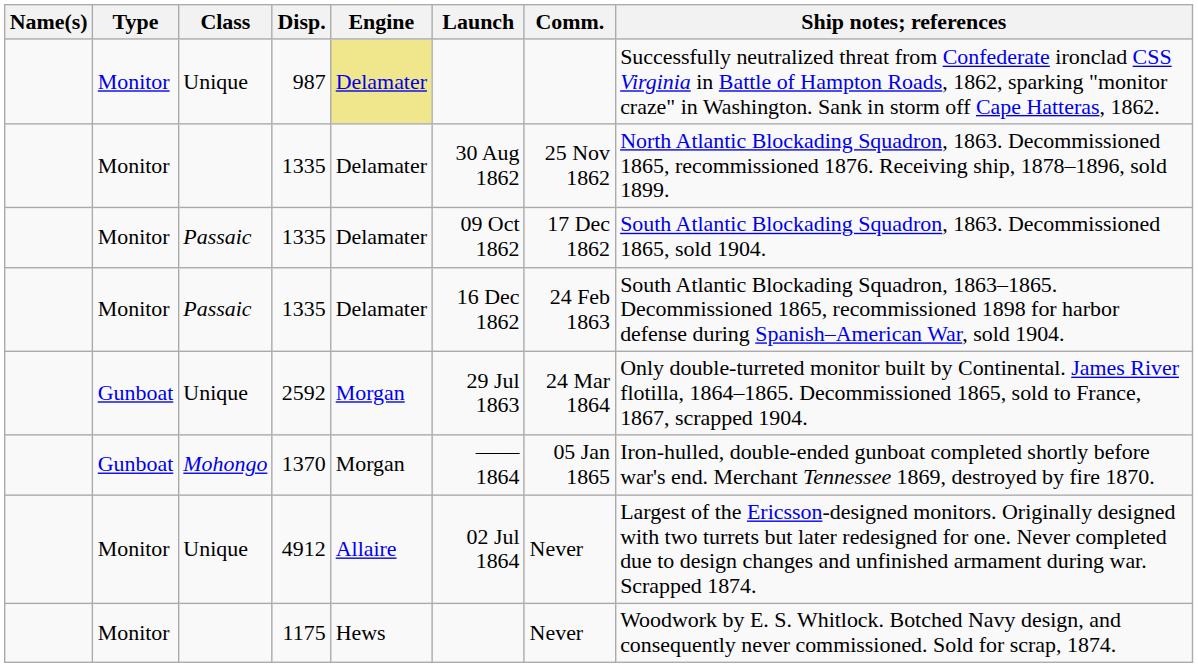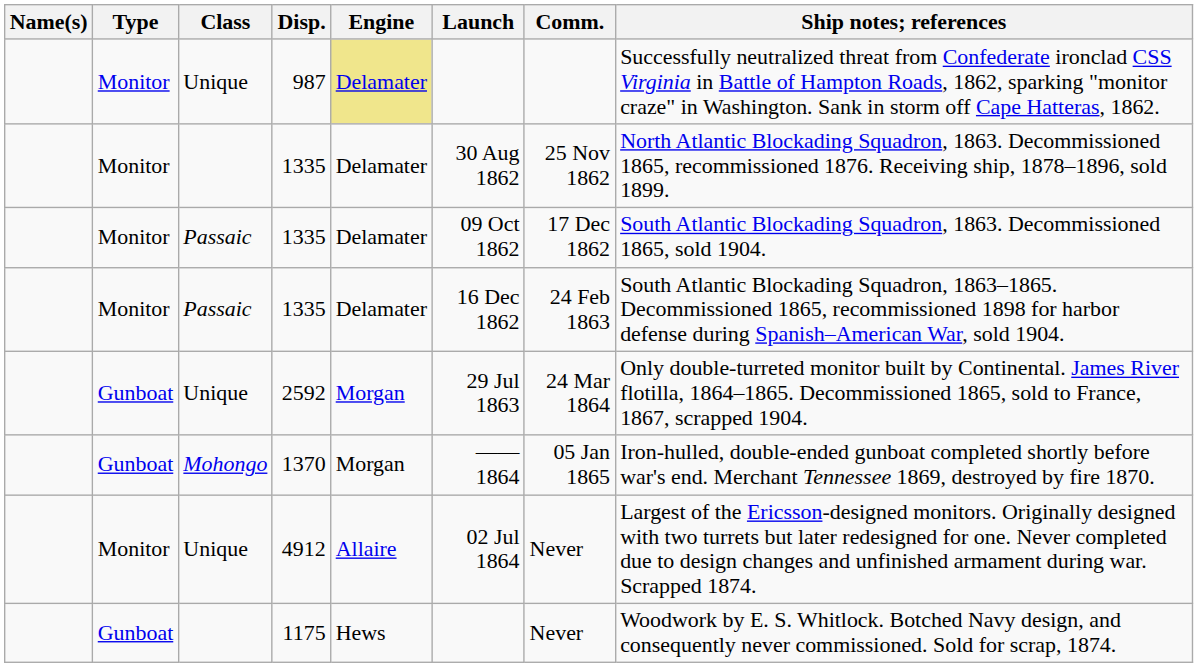(134, 632) Monitor -> (136, 632) Gunboat
